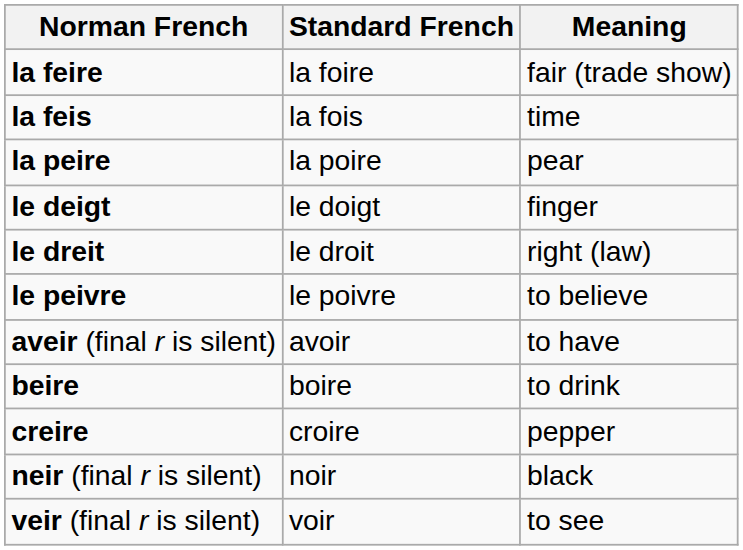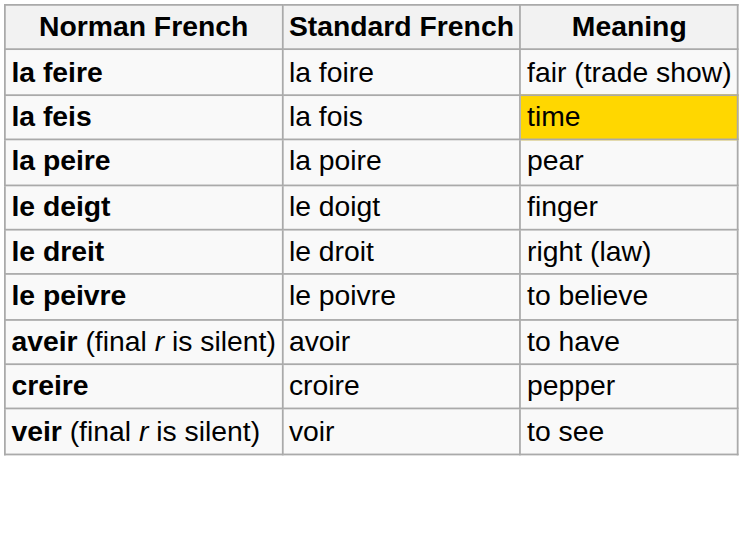(554, 116) no background -> (554, 116) gold background
- row: (45, 386)
- row: (137, 476)
